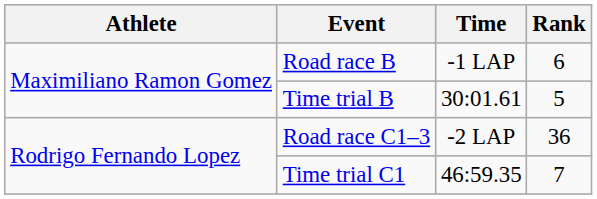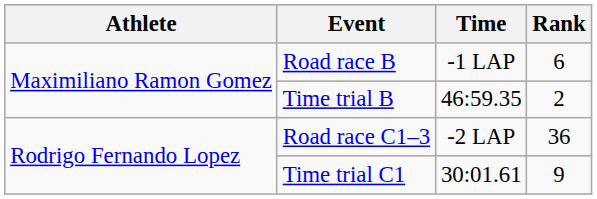(481, 99) 30:01.61 -> (481, 99) 46:59.35
(559, 99) 5 -> (559, 99) 2
(481, 174) 46:59.35 -> (481, 174) 30:01.61
(559, 174) 7 -> (559, 174) 9
